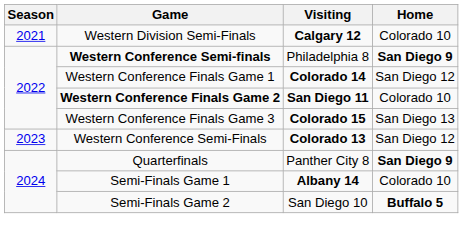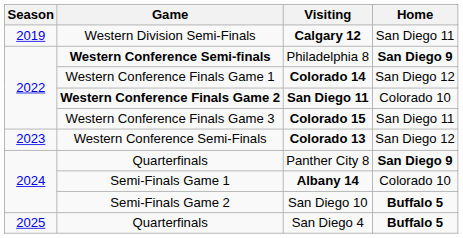(31, 35) 2021 -> (31, 35) 2019
(415, 35) Colorado 10 -> (415, 35) San Diego 11
(415, 118) San Diego 13 -> (415, 118) San Diego 11
+ row: (328, 222)
